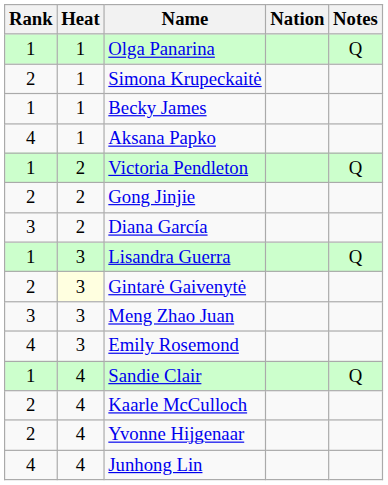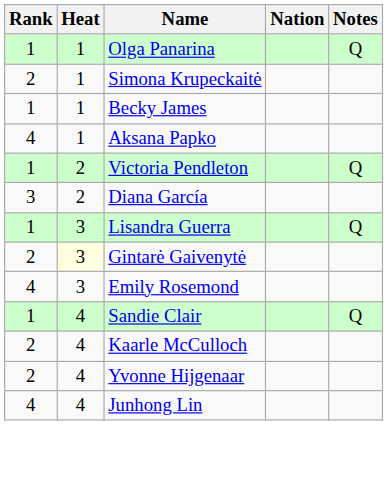- row: (152, 197)
- row: (171, 316)
